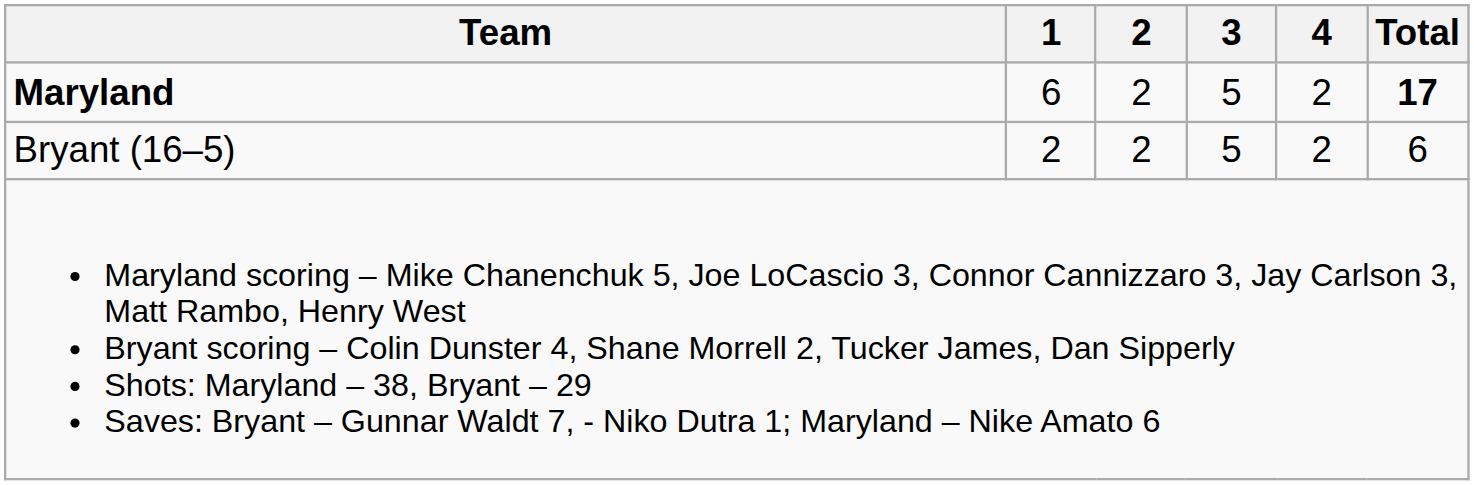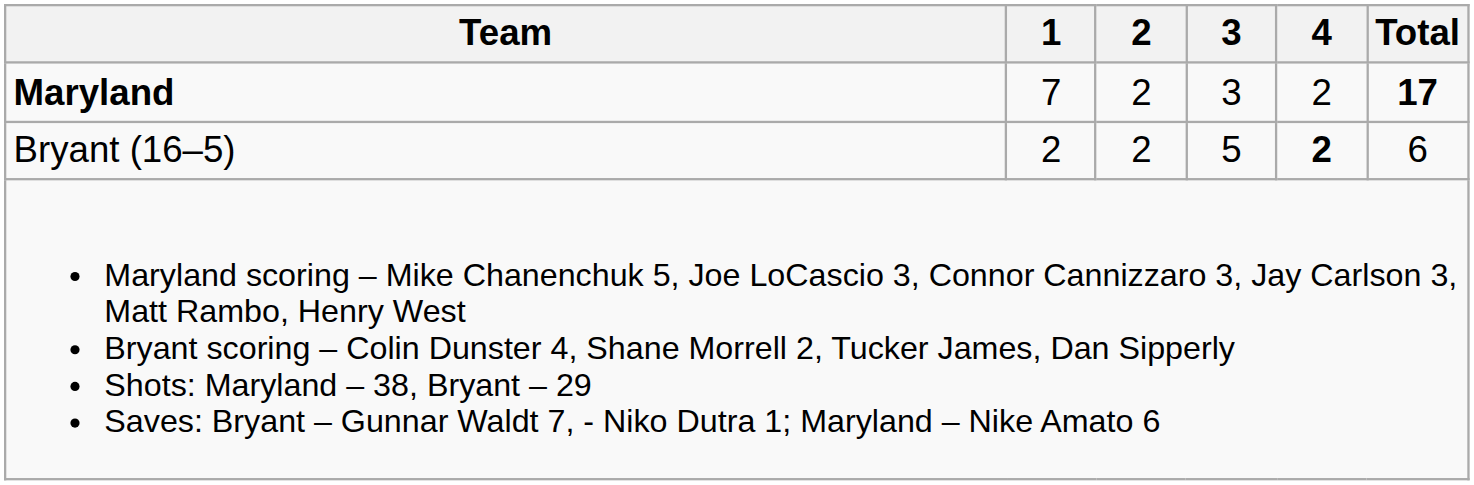(1051, 91) 6 -> (1051, 91) 7
(1232, 91) 5 -> (1232, 91) 3
(1322, 149) normal -> (1322, 149) bold
